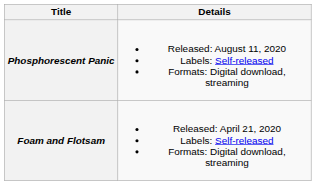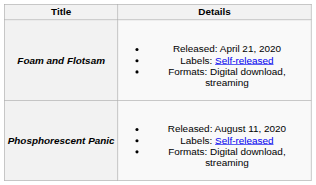rows swapped: (61, 140) <-> (61, 60)
